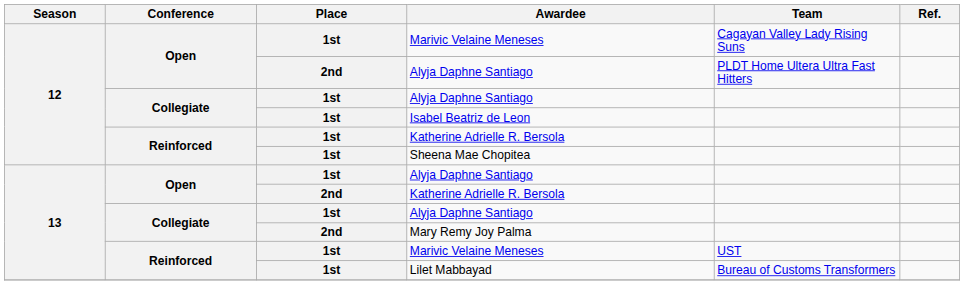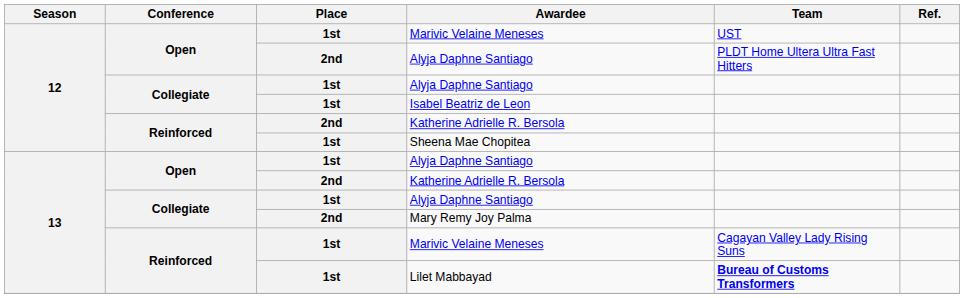(792, 40) Cagayan Valley Lady Rising Suns -> (729, 33) UST
(332, 137) 1st -> (332, 123) 2nd
(729, 251) UST -> (792, 245) Cagayan Valley Lady Rising Suns
(806, 271) normal -> (773, 277) bold
